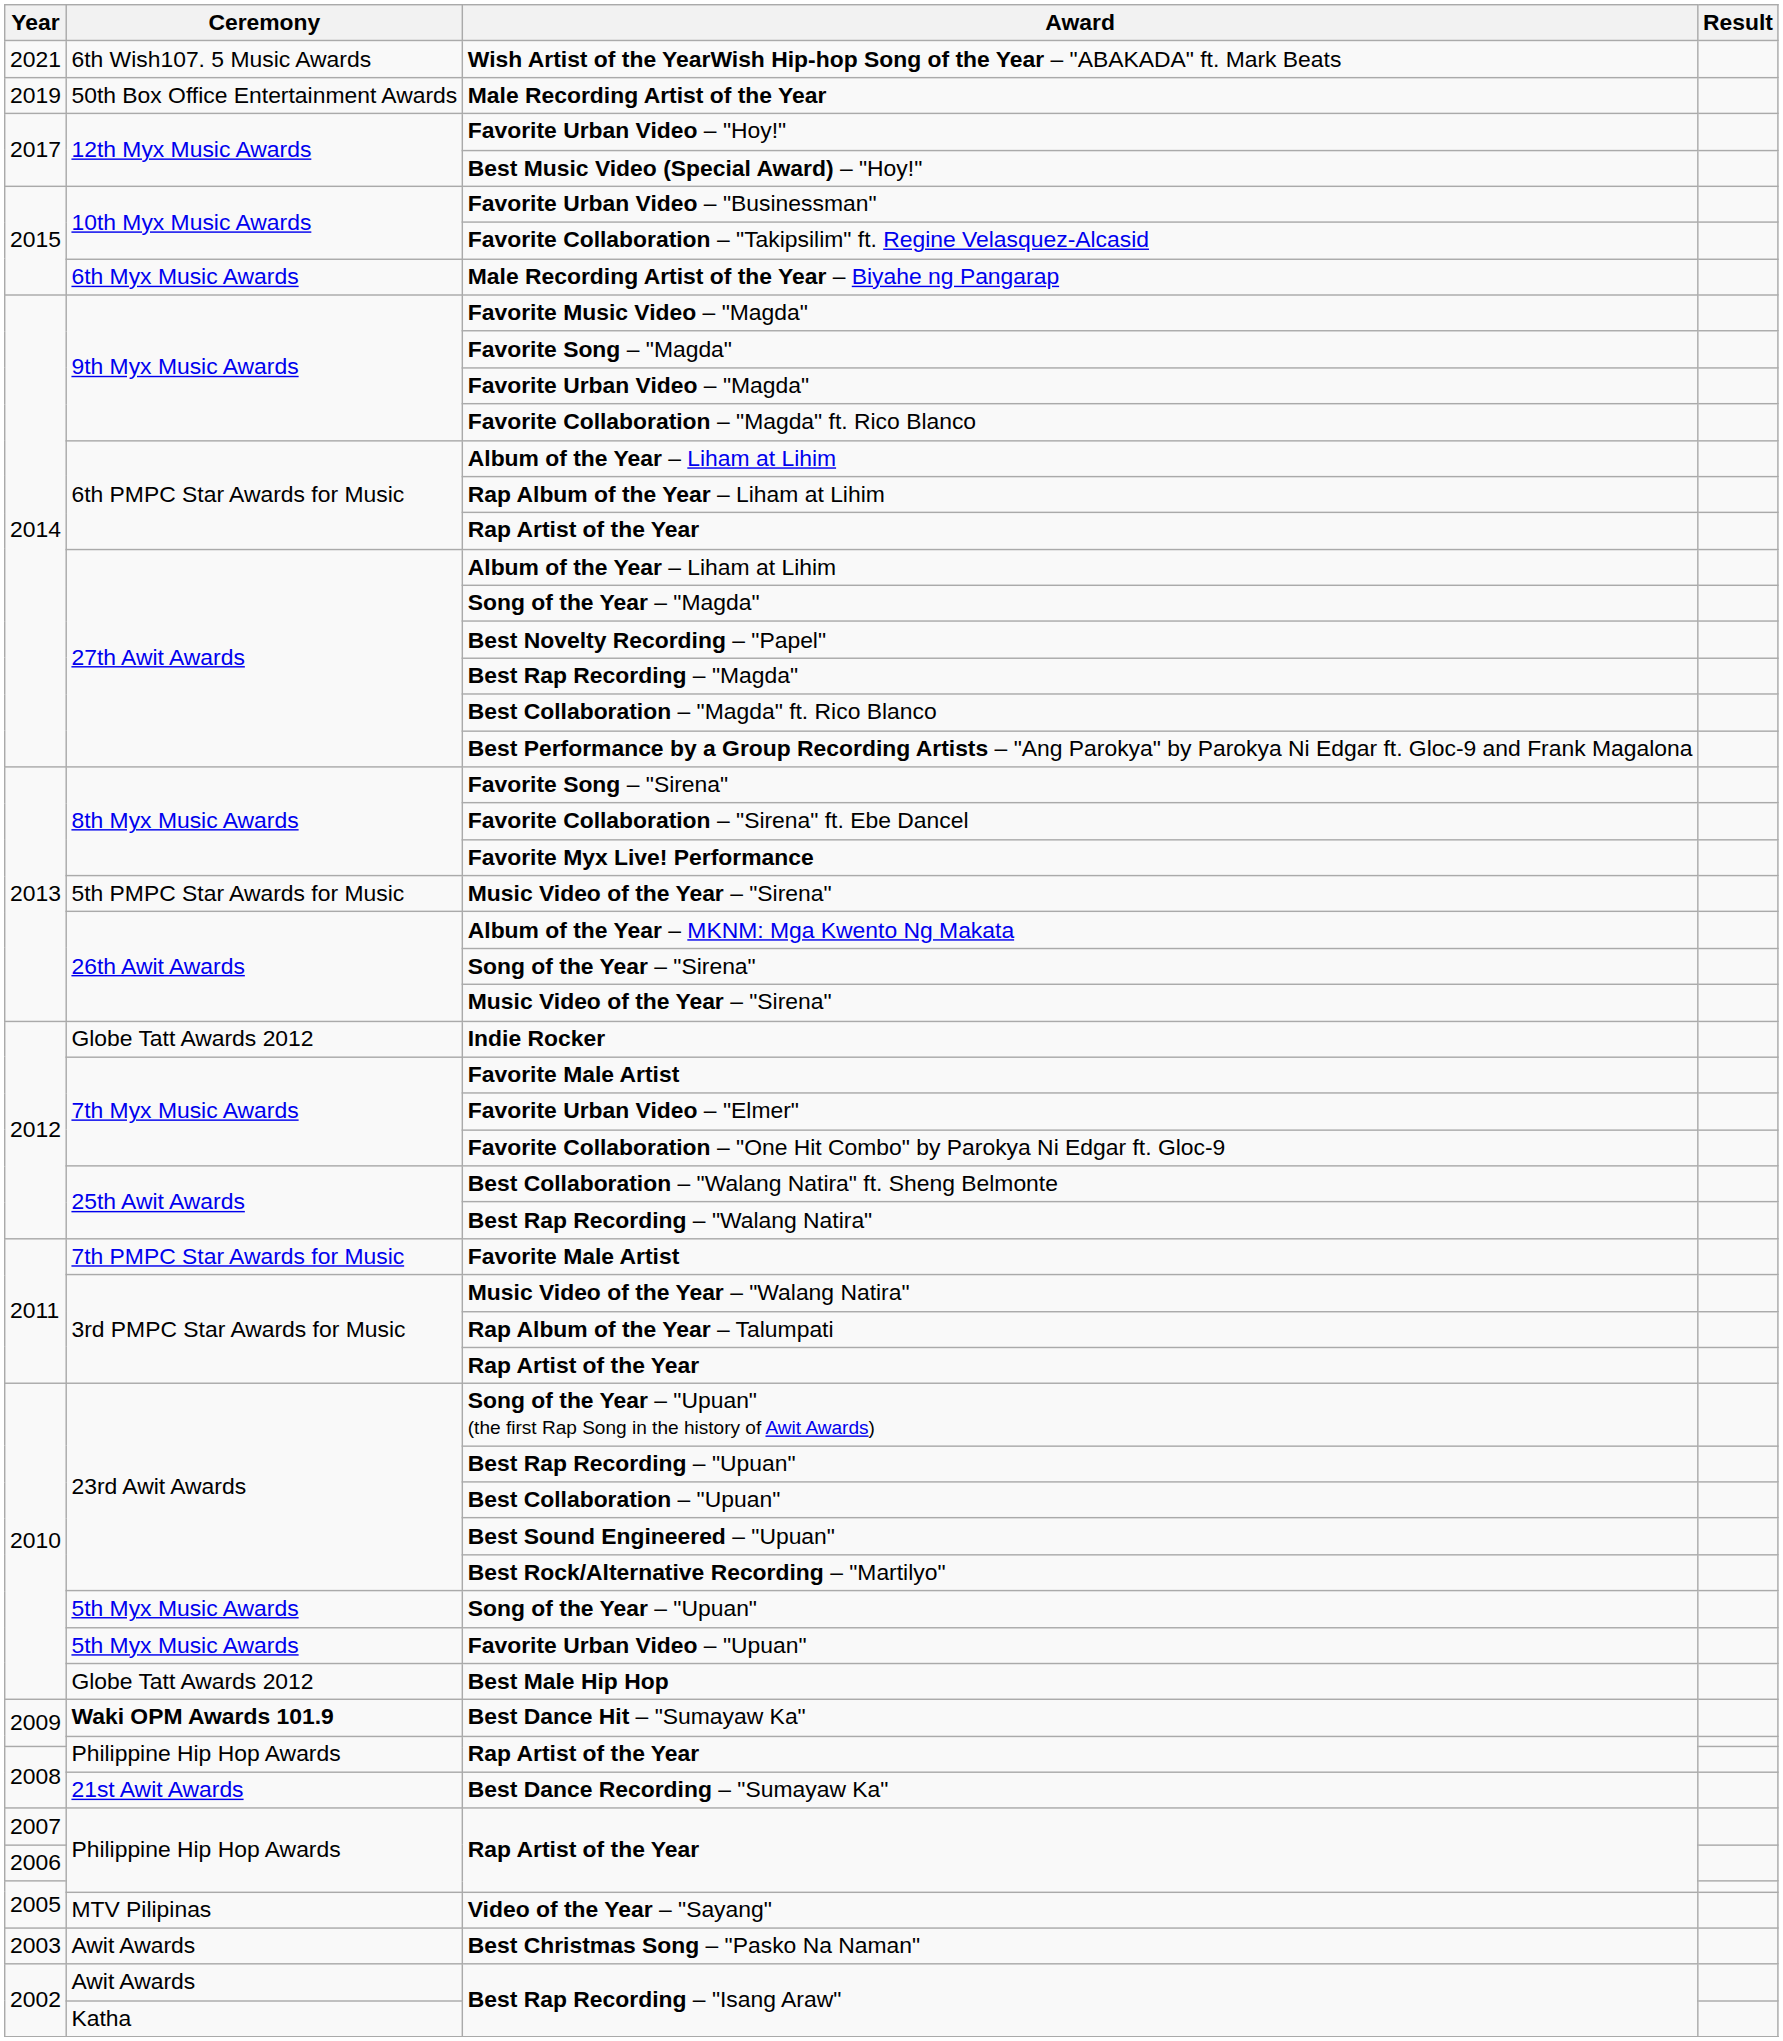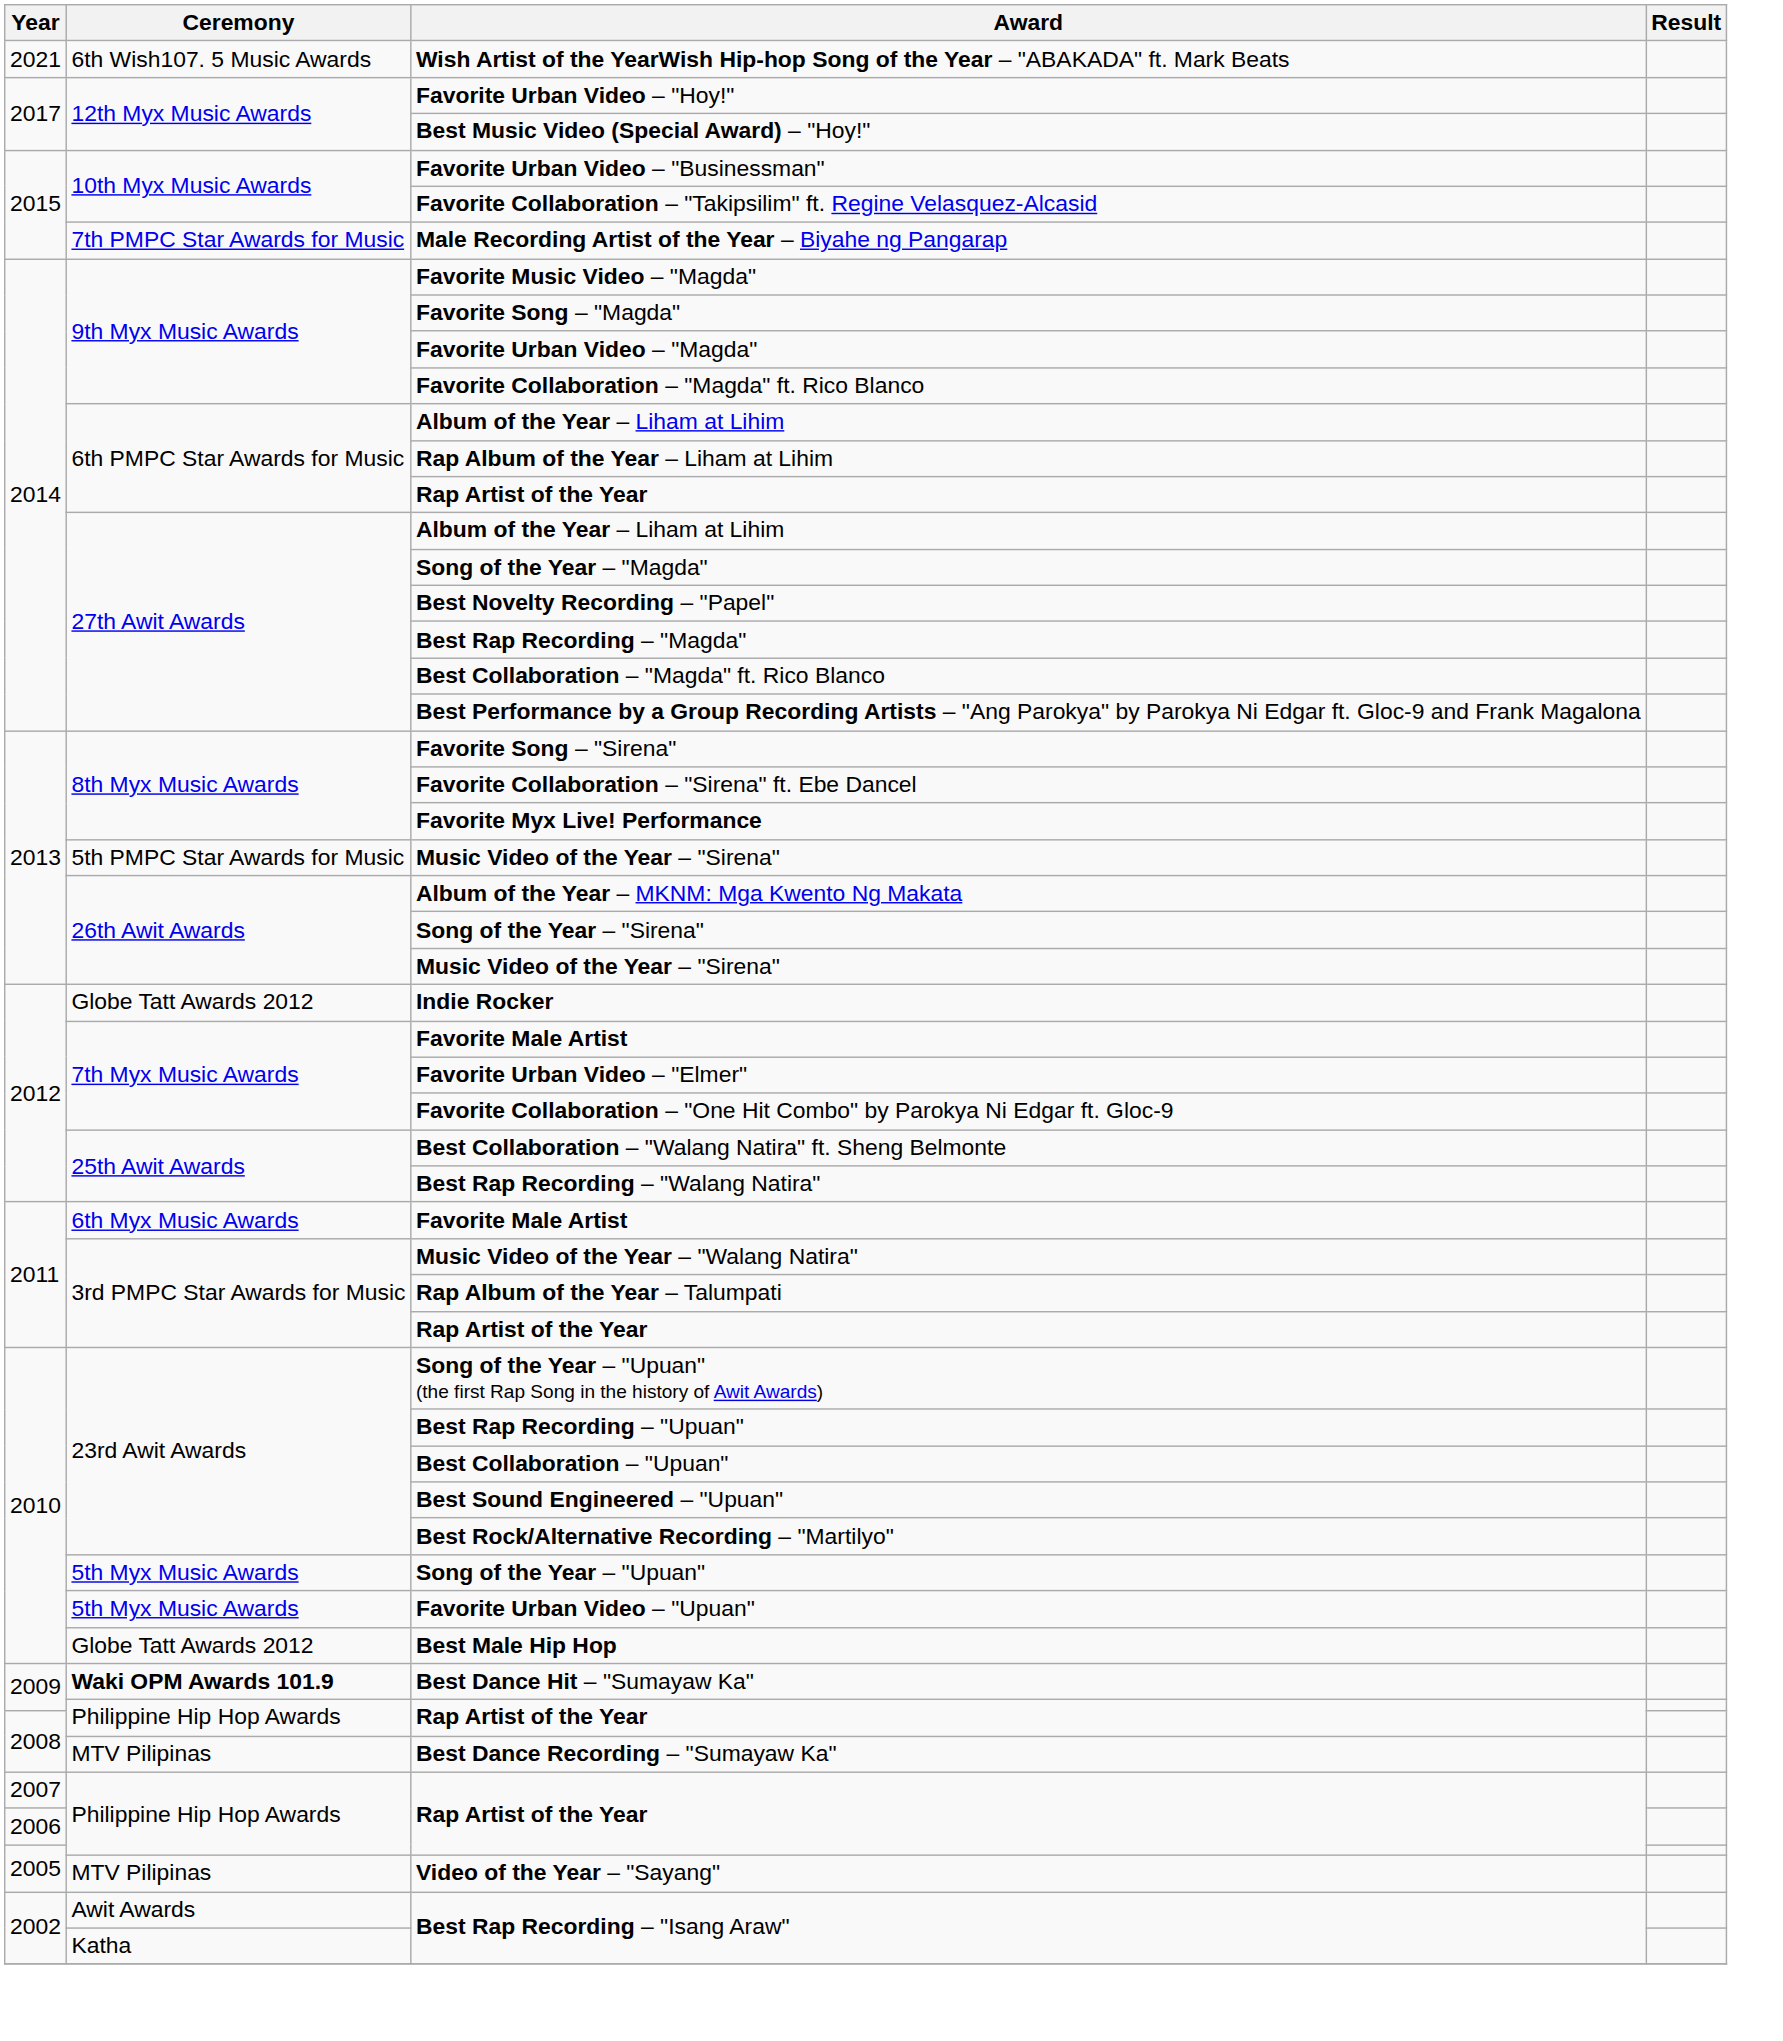- row: (35, 95)
(185, 276) 6th Myx Music Awards -> (238, 240) 7th PMPC Star Awards for Music
(238, 1256) 7th PMPC Star Awards for Music -> (185, 1220) 6th Myx Music Awards
(158, 1790) 21st Awit Awards -> (141, 1753) MTV Pilipinas
- row: (35, 1945)
